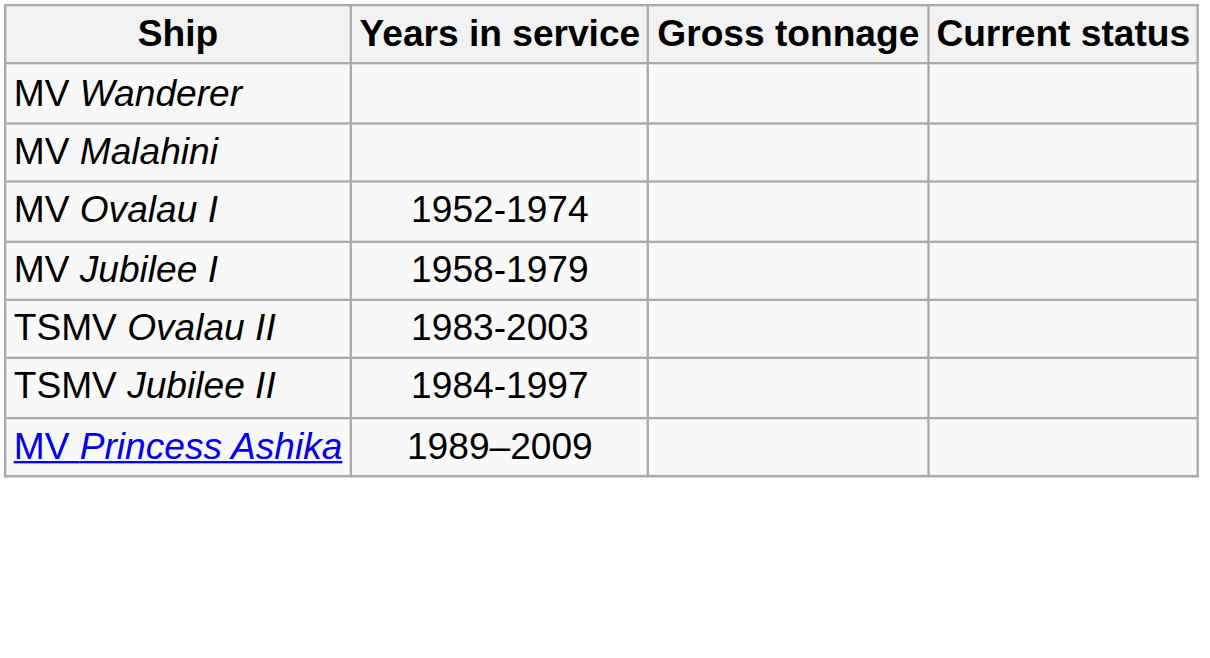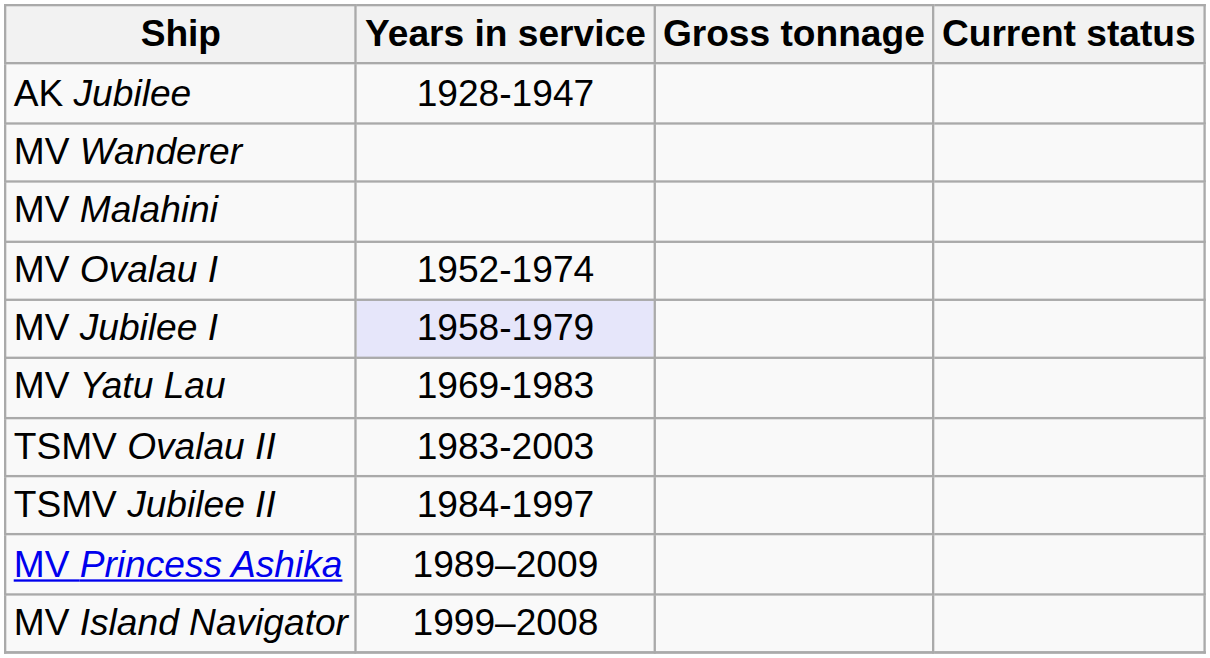+ row: (102, 92)
(500, 269) no background -> (505, 328) lavender background
+ row: (120, 387)
+ row: (181, 622)
